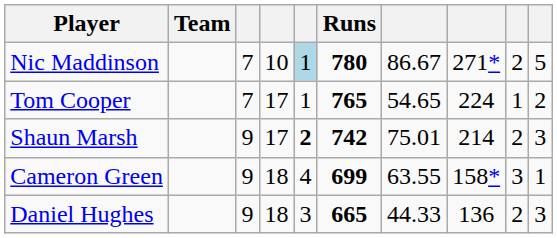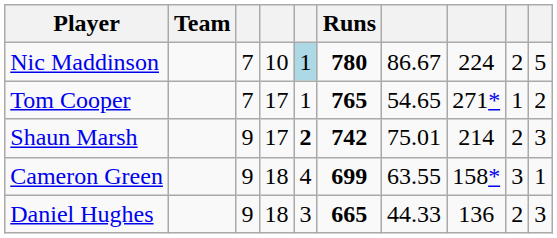(476, 61) 271* -> (476, 61) 224
(476, 99) 224 -> (476, 99) 271*
